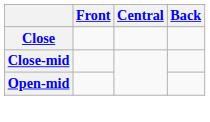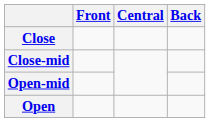+ row: (39, 106)
